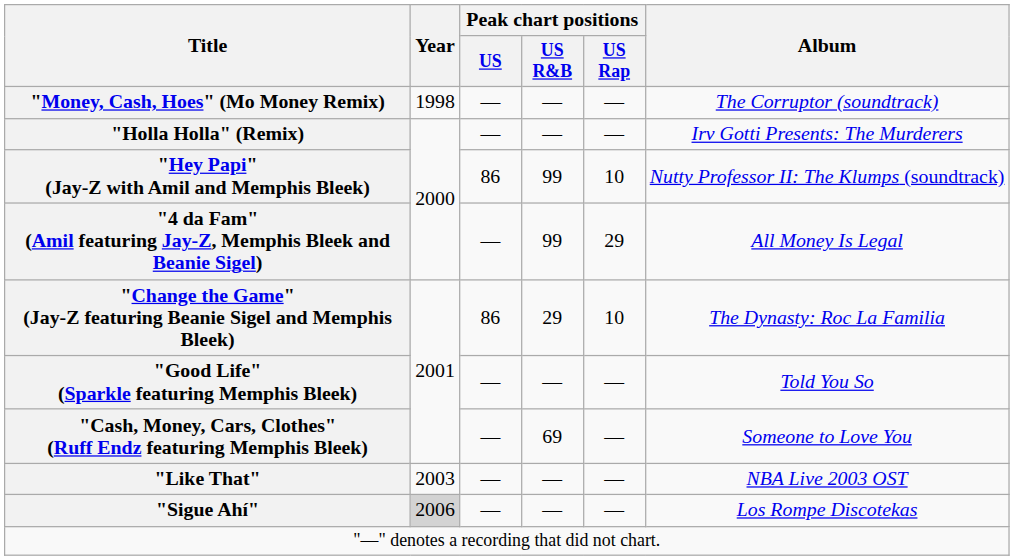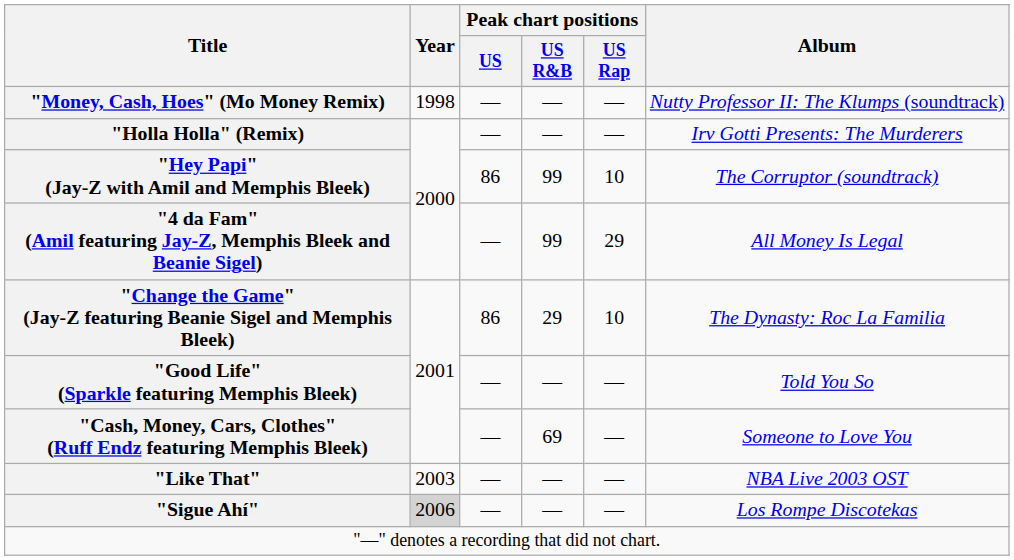(827, 102) The Corruptor (soundtrack) -> (827, 102) Nutty Professor II: The Klumps (soundtrack)
(827, 176) Nutty Professor II: The Klumps (soundtrack) -> (827, 176) The Corruptor (soundtrack)
